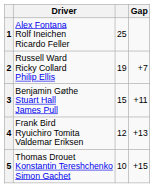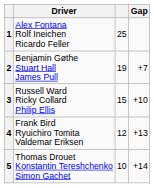(41, 67) Russell Ward Ricky Collard Philip Ellis -> (47, 67) Benjamin Gøthe Stuart Hall James Pull
(47, 100) Benjamin Gøthe Stuart Hall James Pull -> (41, 100) Russell Ward Ricky Collard Philip Ellis
(141, 100) +11 -> (140, 100) +10
(140, 166) +15 -> (140, 166) +14
